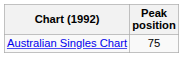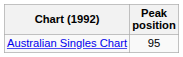(154, 43) 75 -> (154, 43) 95
